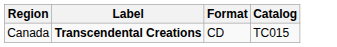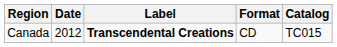+ column: (68, 14)
